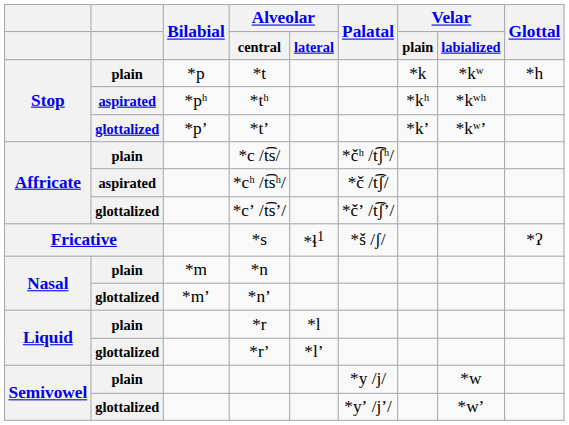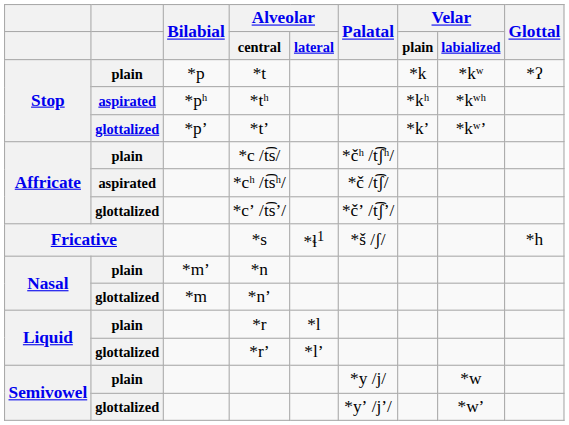(534, 73) *h -> (534, 73) *ʔ
(534, 239) *ʔ -> (534, 239) *h
(196, 269) *m -> (196, 269) *mʼ
(196, 296) *mʼ -> (196, 296) *m
